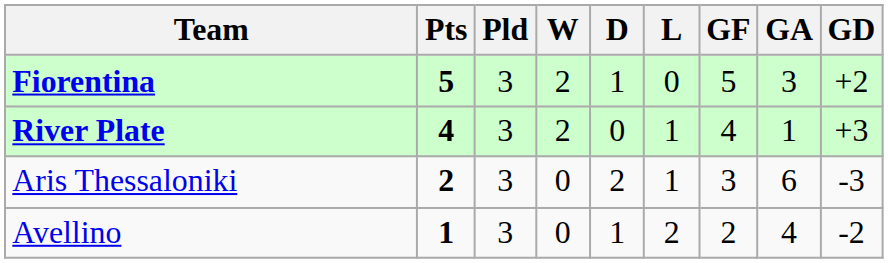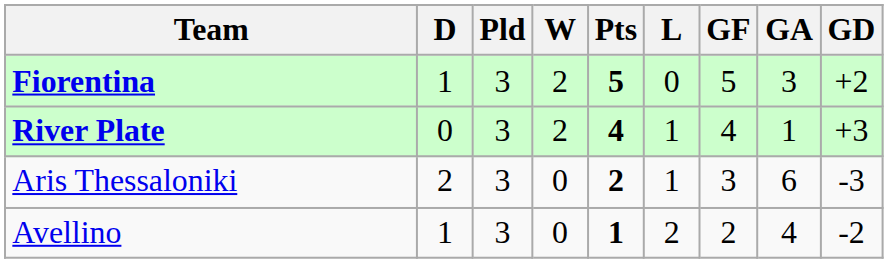columns swapped: (446, 29) <-> (617, 29)
